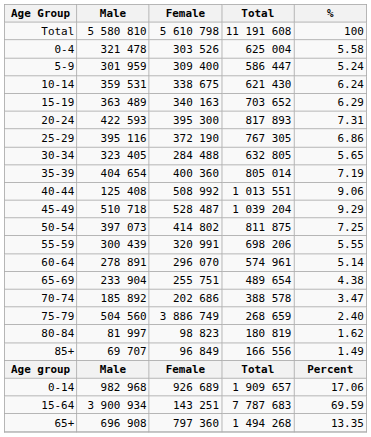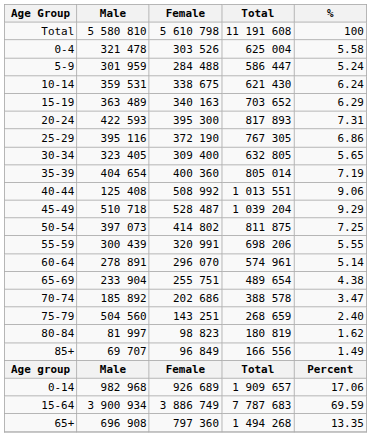(196, 67) 309 400 -> (196, 67) 284 488
(196, 156) 284 488 -> (196, 156) 309 400
(189, 316) 3 886 749 -> (196, 316) 143 251
(196, 405) 143 251 -> (189, 405) 3 886 749
